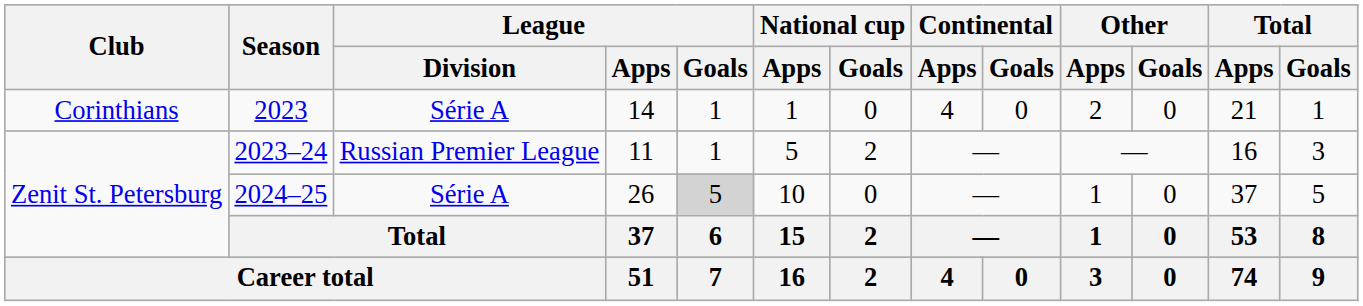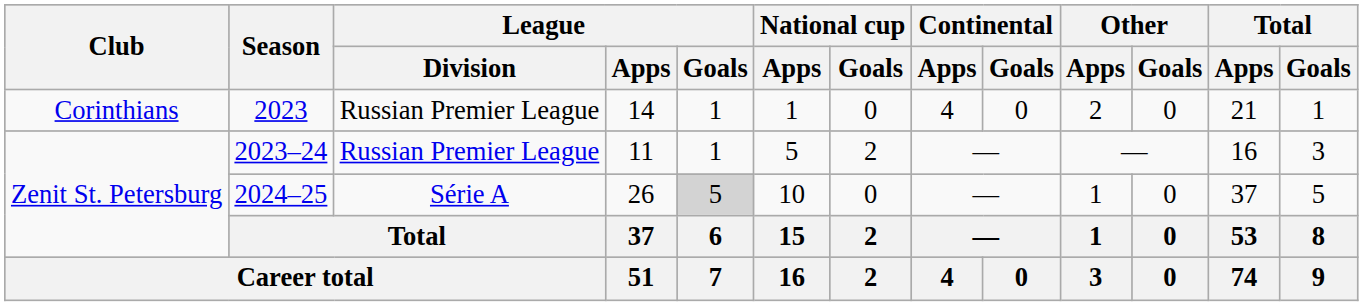(469, 109) Série A -> (469, 109) Russian Premier League
